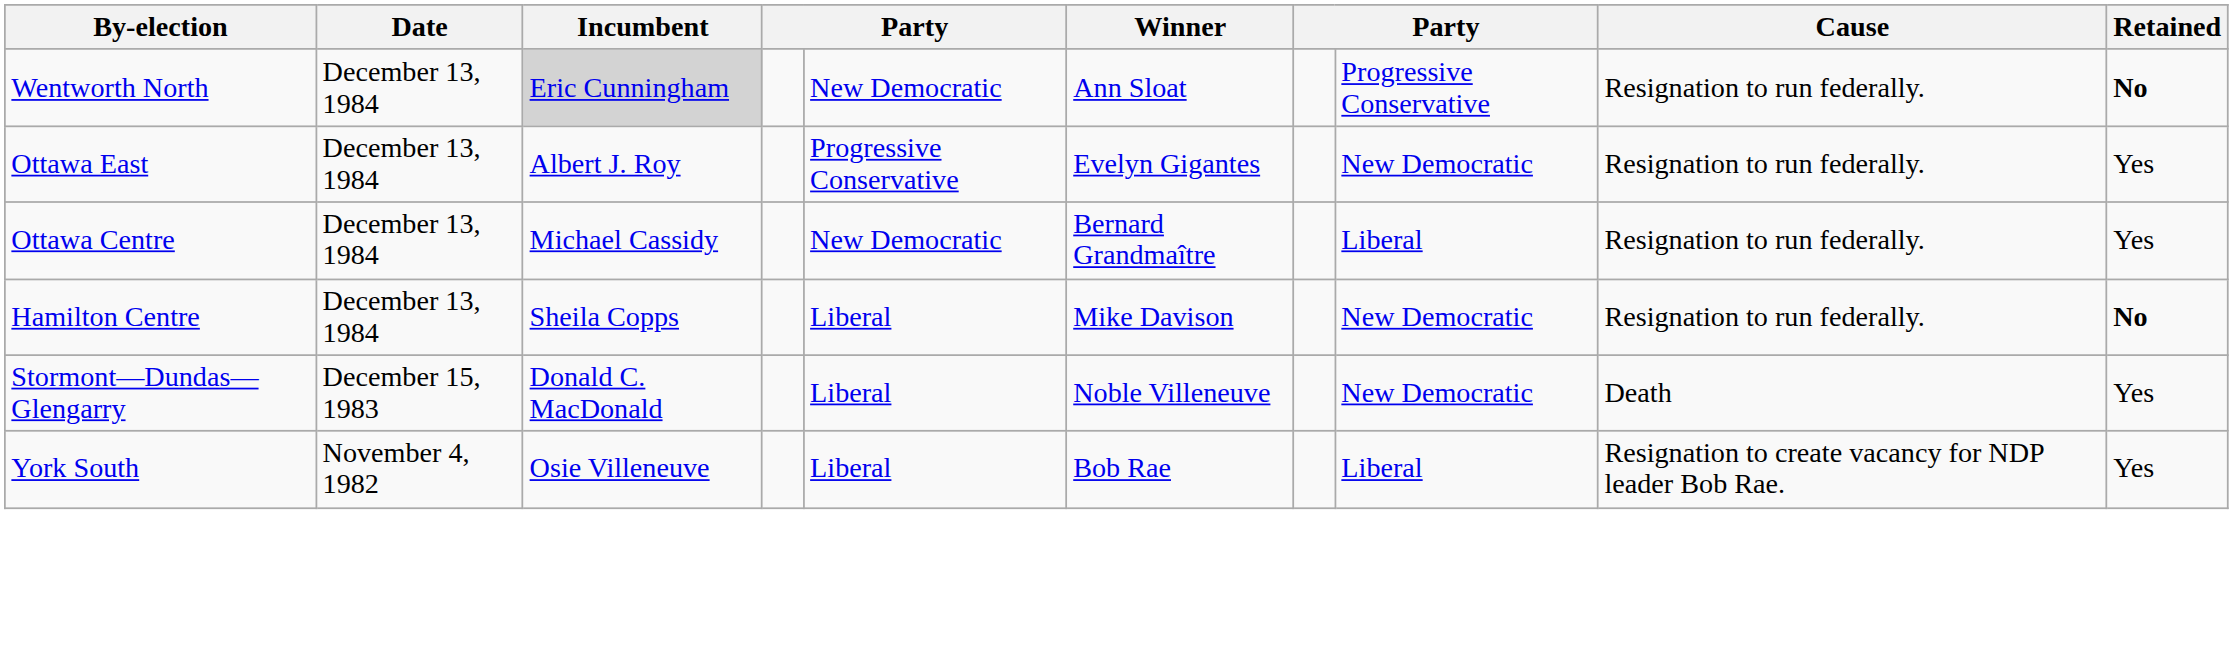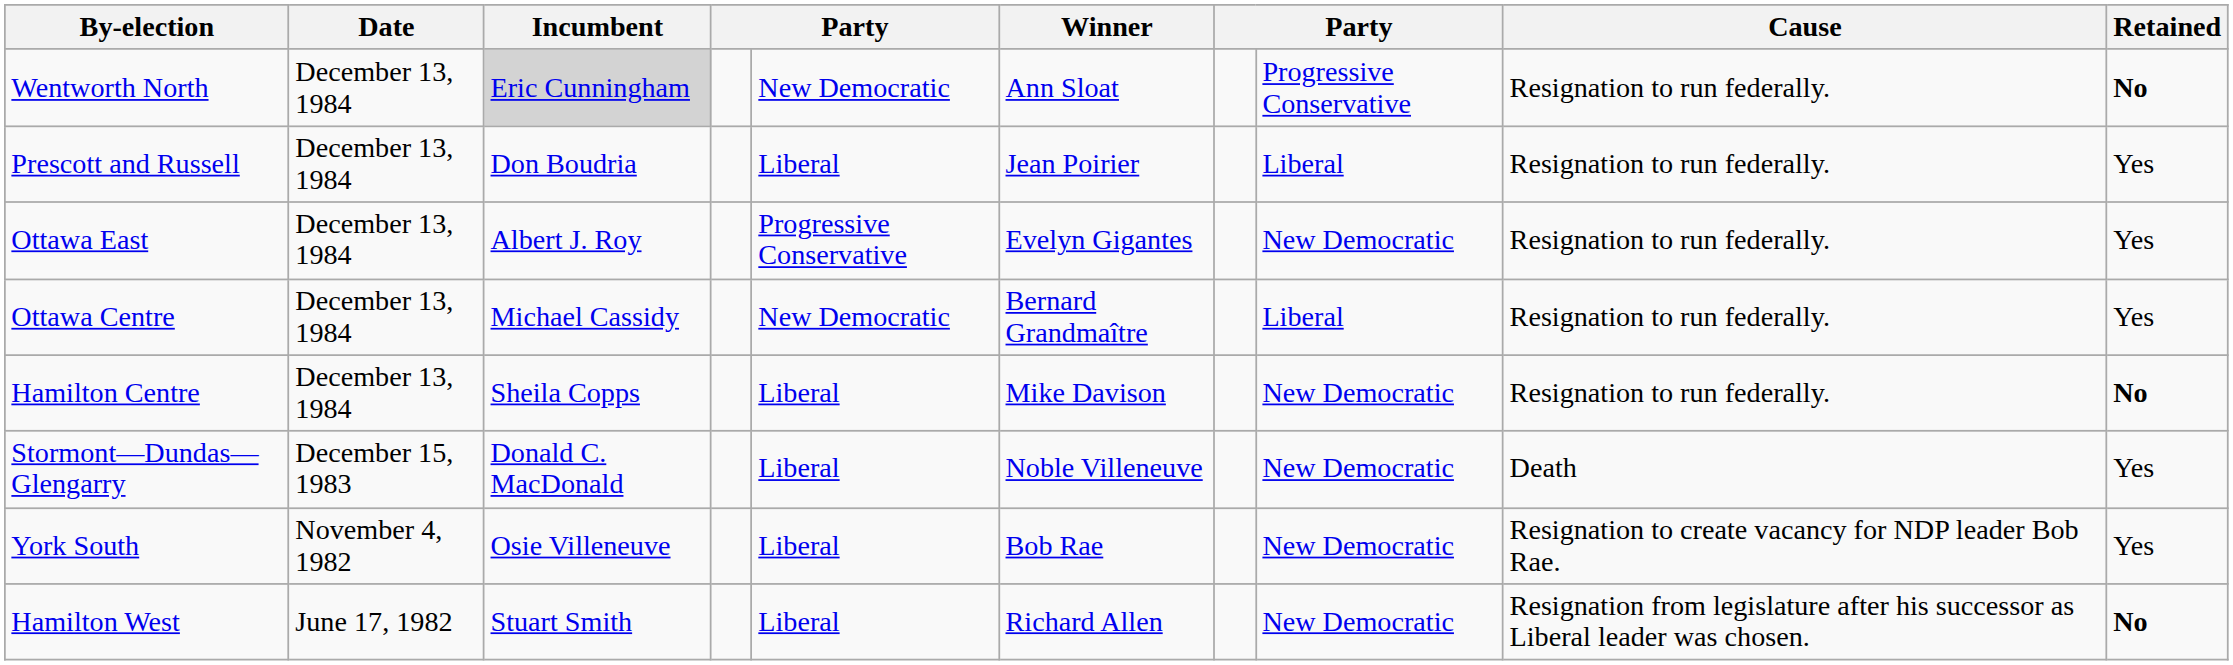+ row: (126, 163)
(1382, 469) Liberal -> (1358, 545) New Democratic
+ row: (96, 621)
